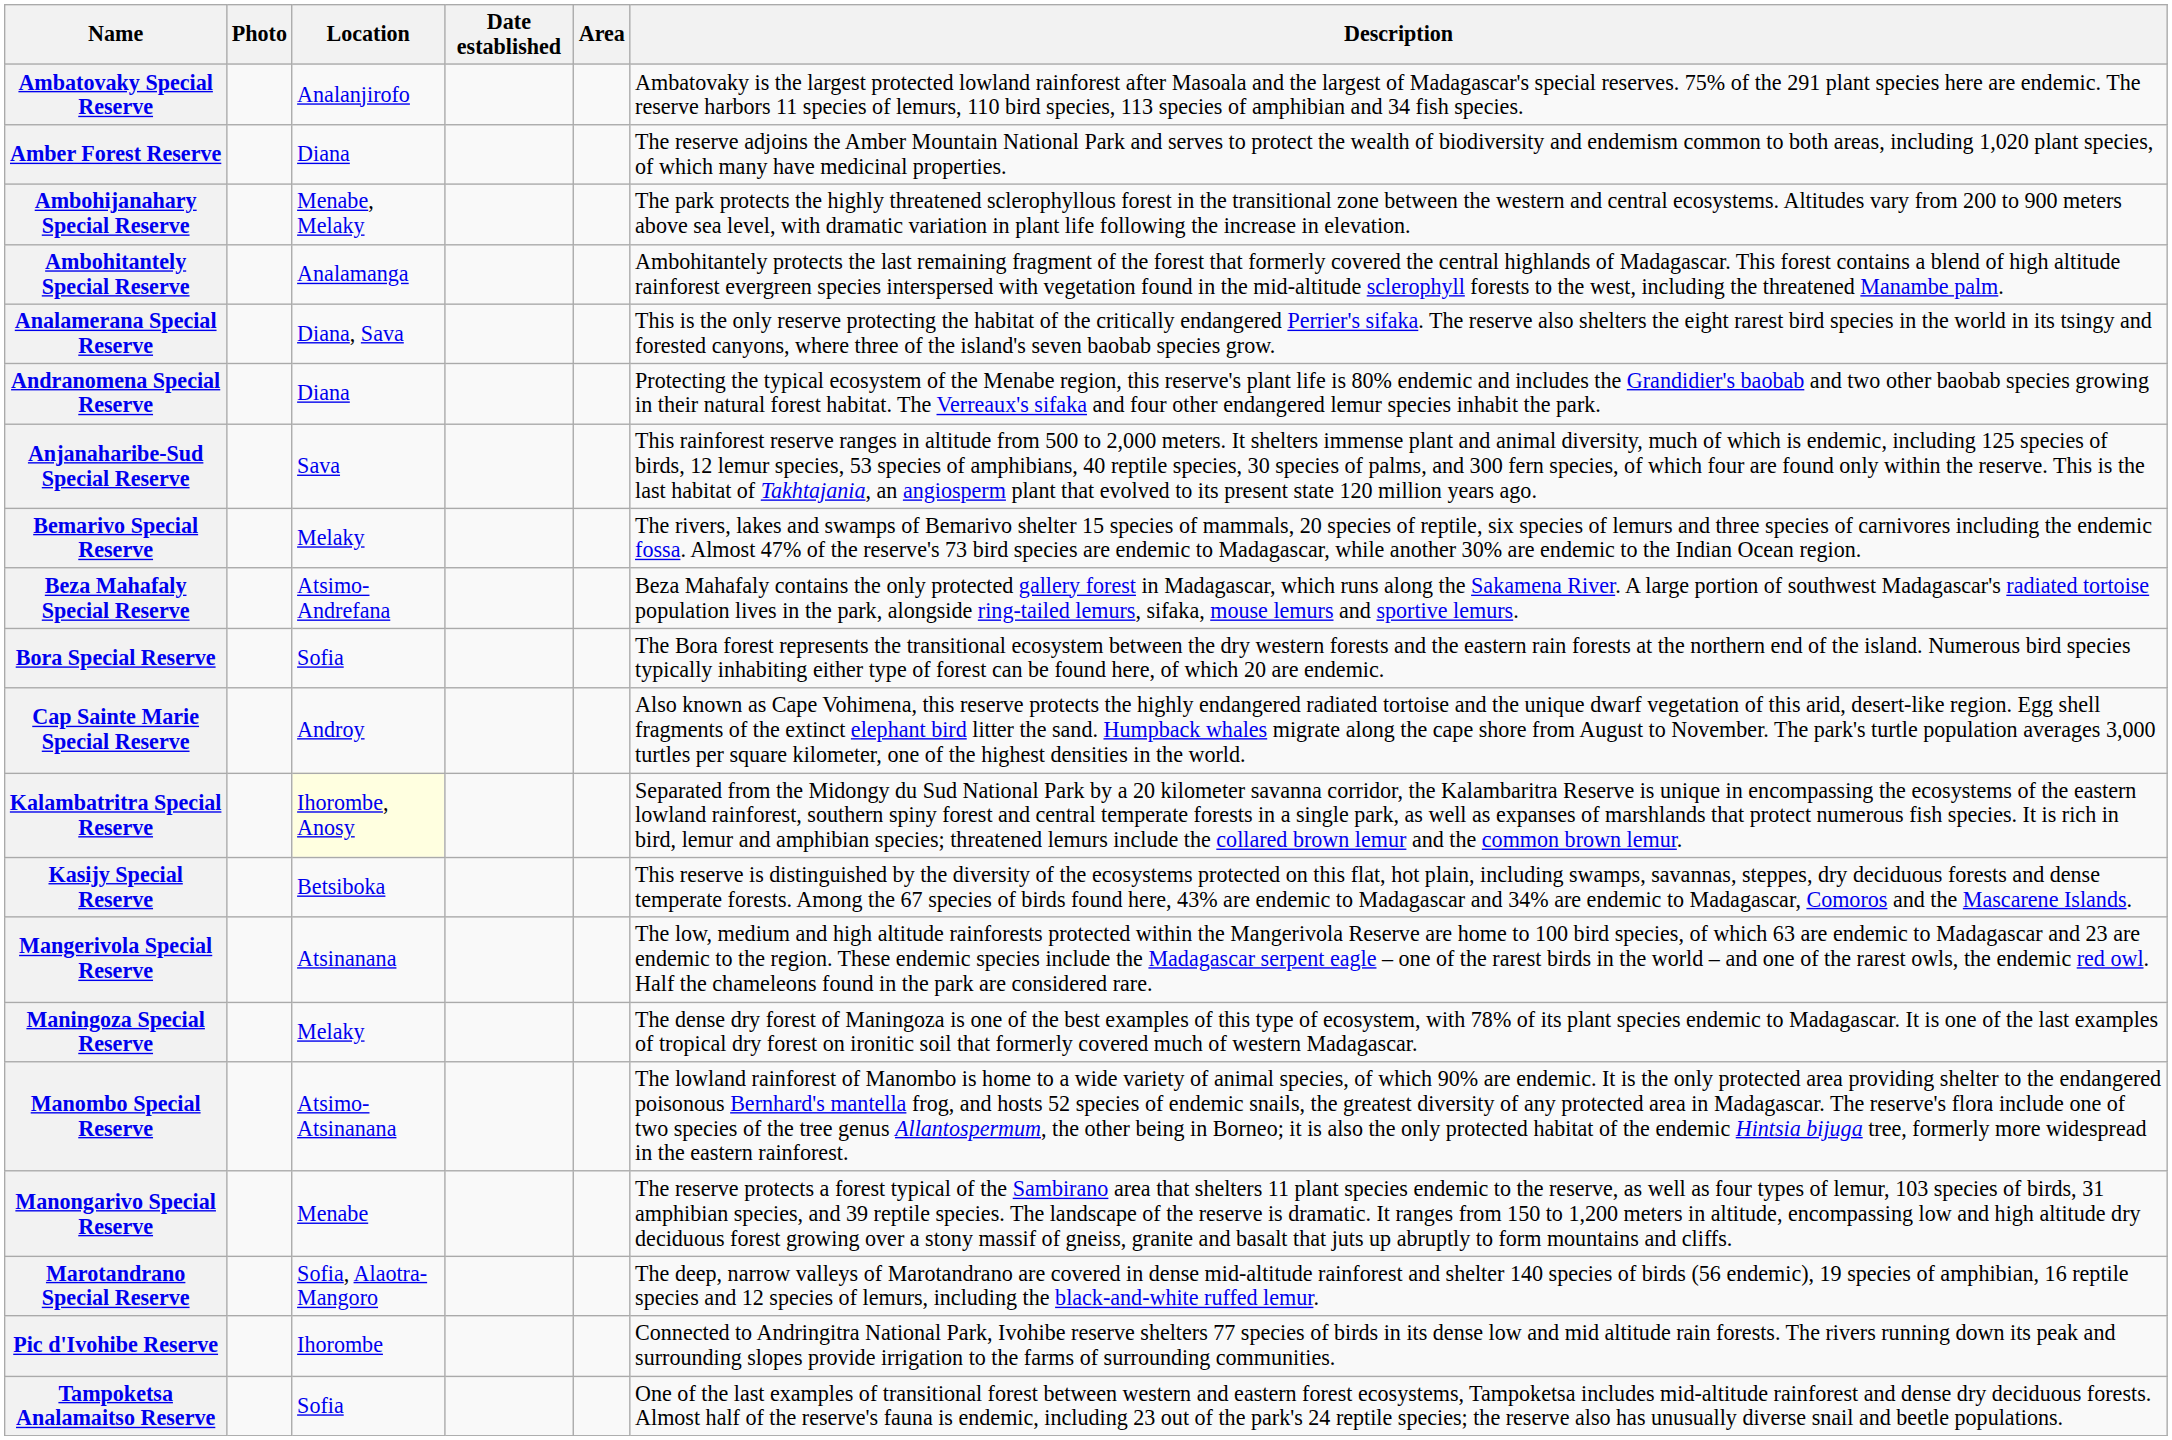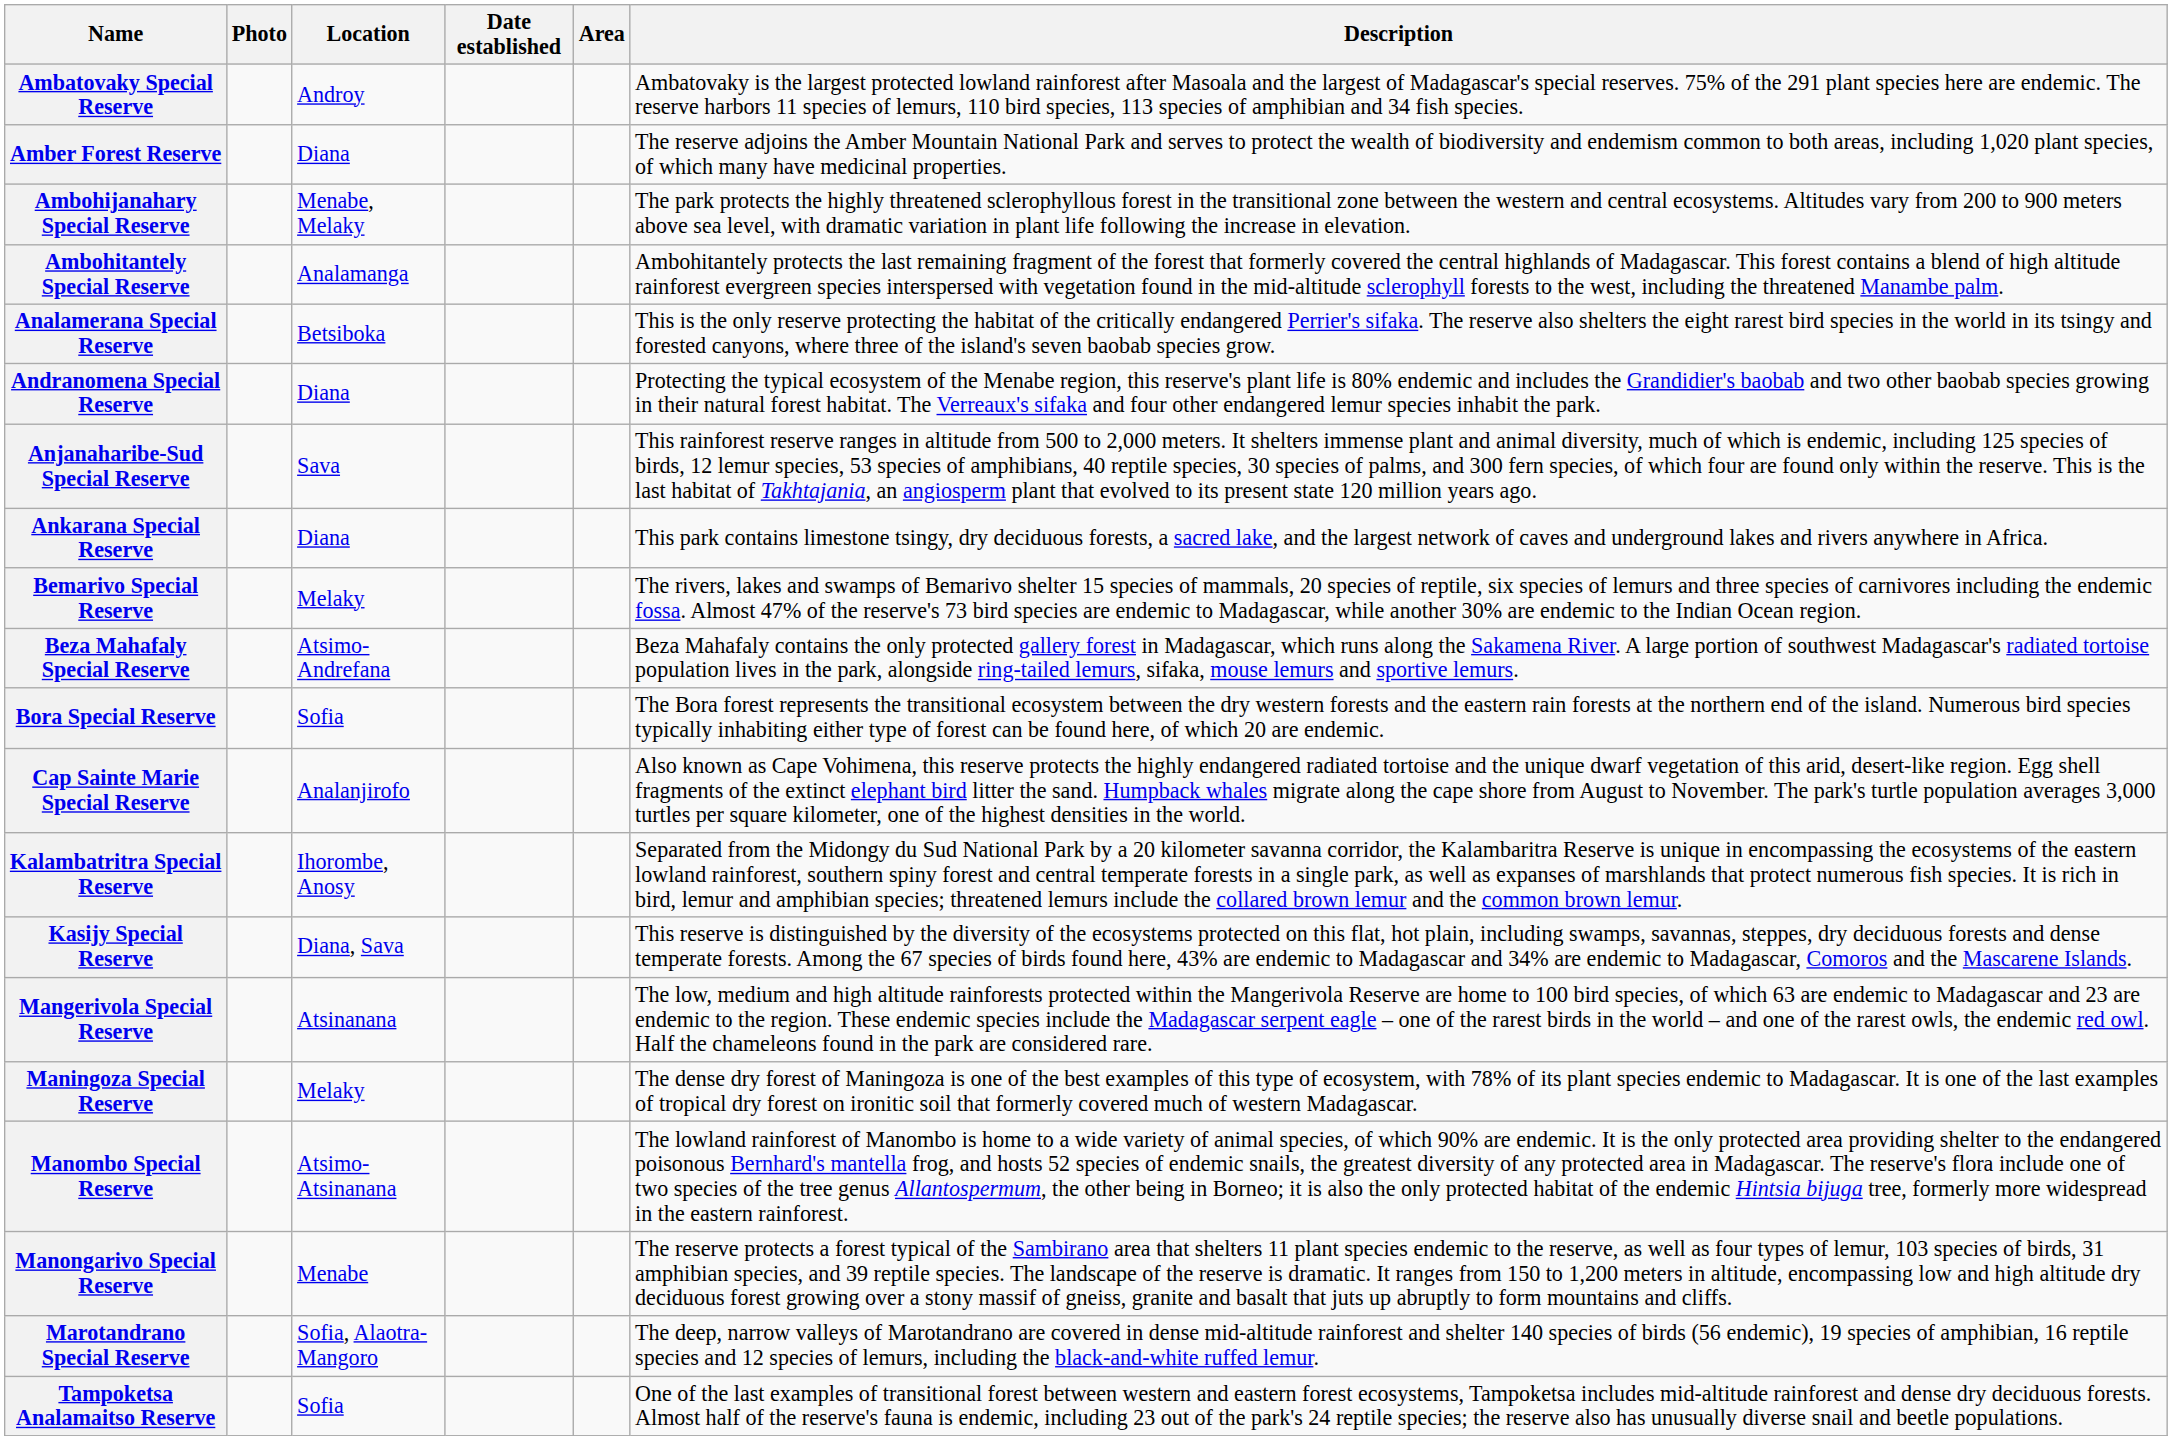(354, 94) Analanjirofo -> (331, 94) Androy
(350, 333) Diana, Sava -> (341, 333) Betsiboka
+ row: (116, 538)
(331, 730) Androy -> (354, 789) Analanjirofo
(343, 814) lightyellow background -> (343, 874) no background
(341, 887) Betsiboka -> (350, 946) Diana, Sava
- row: (116, 1345)
